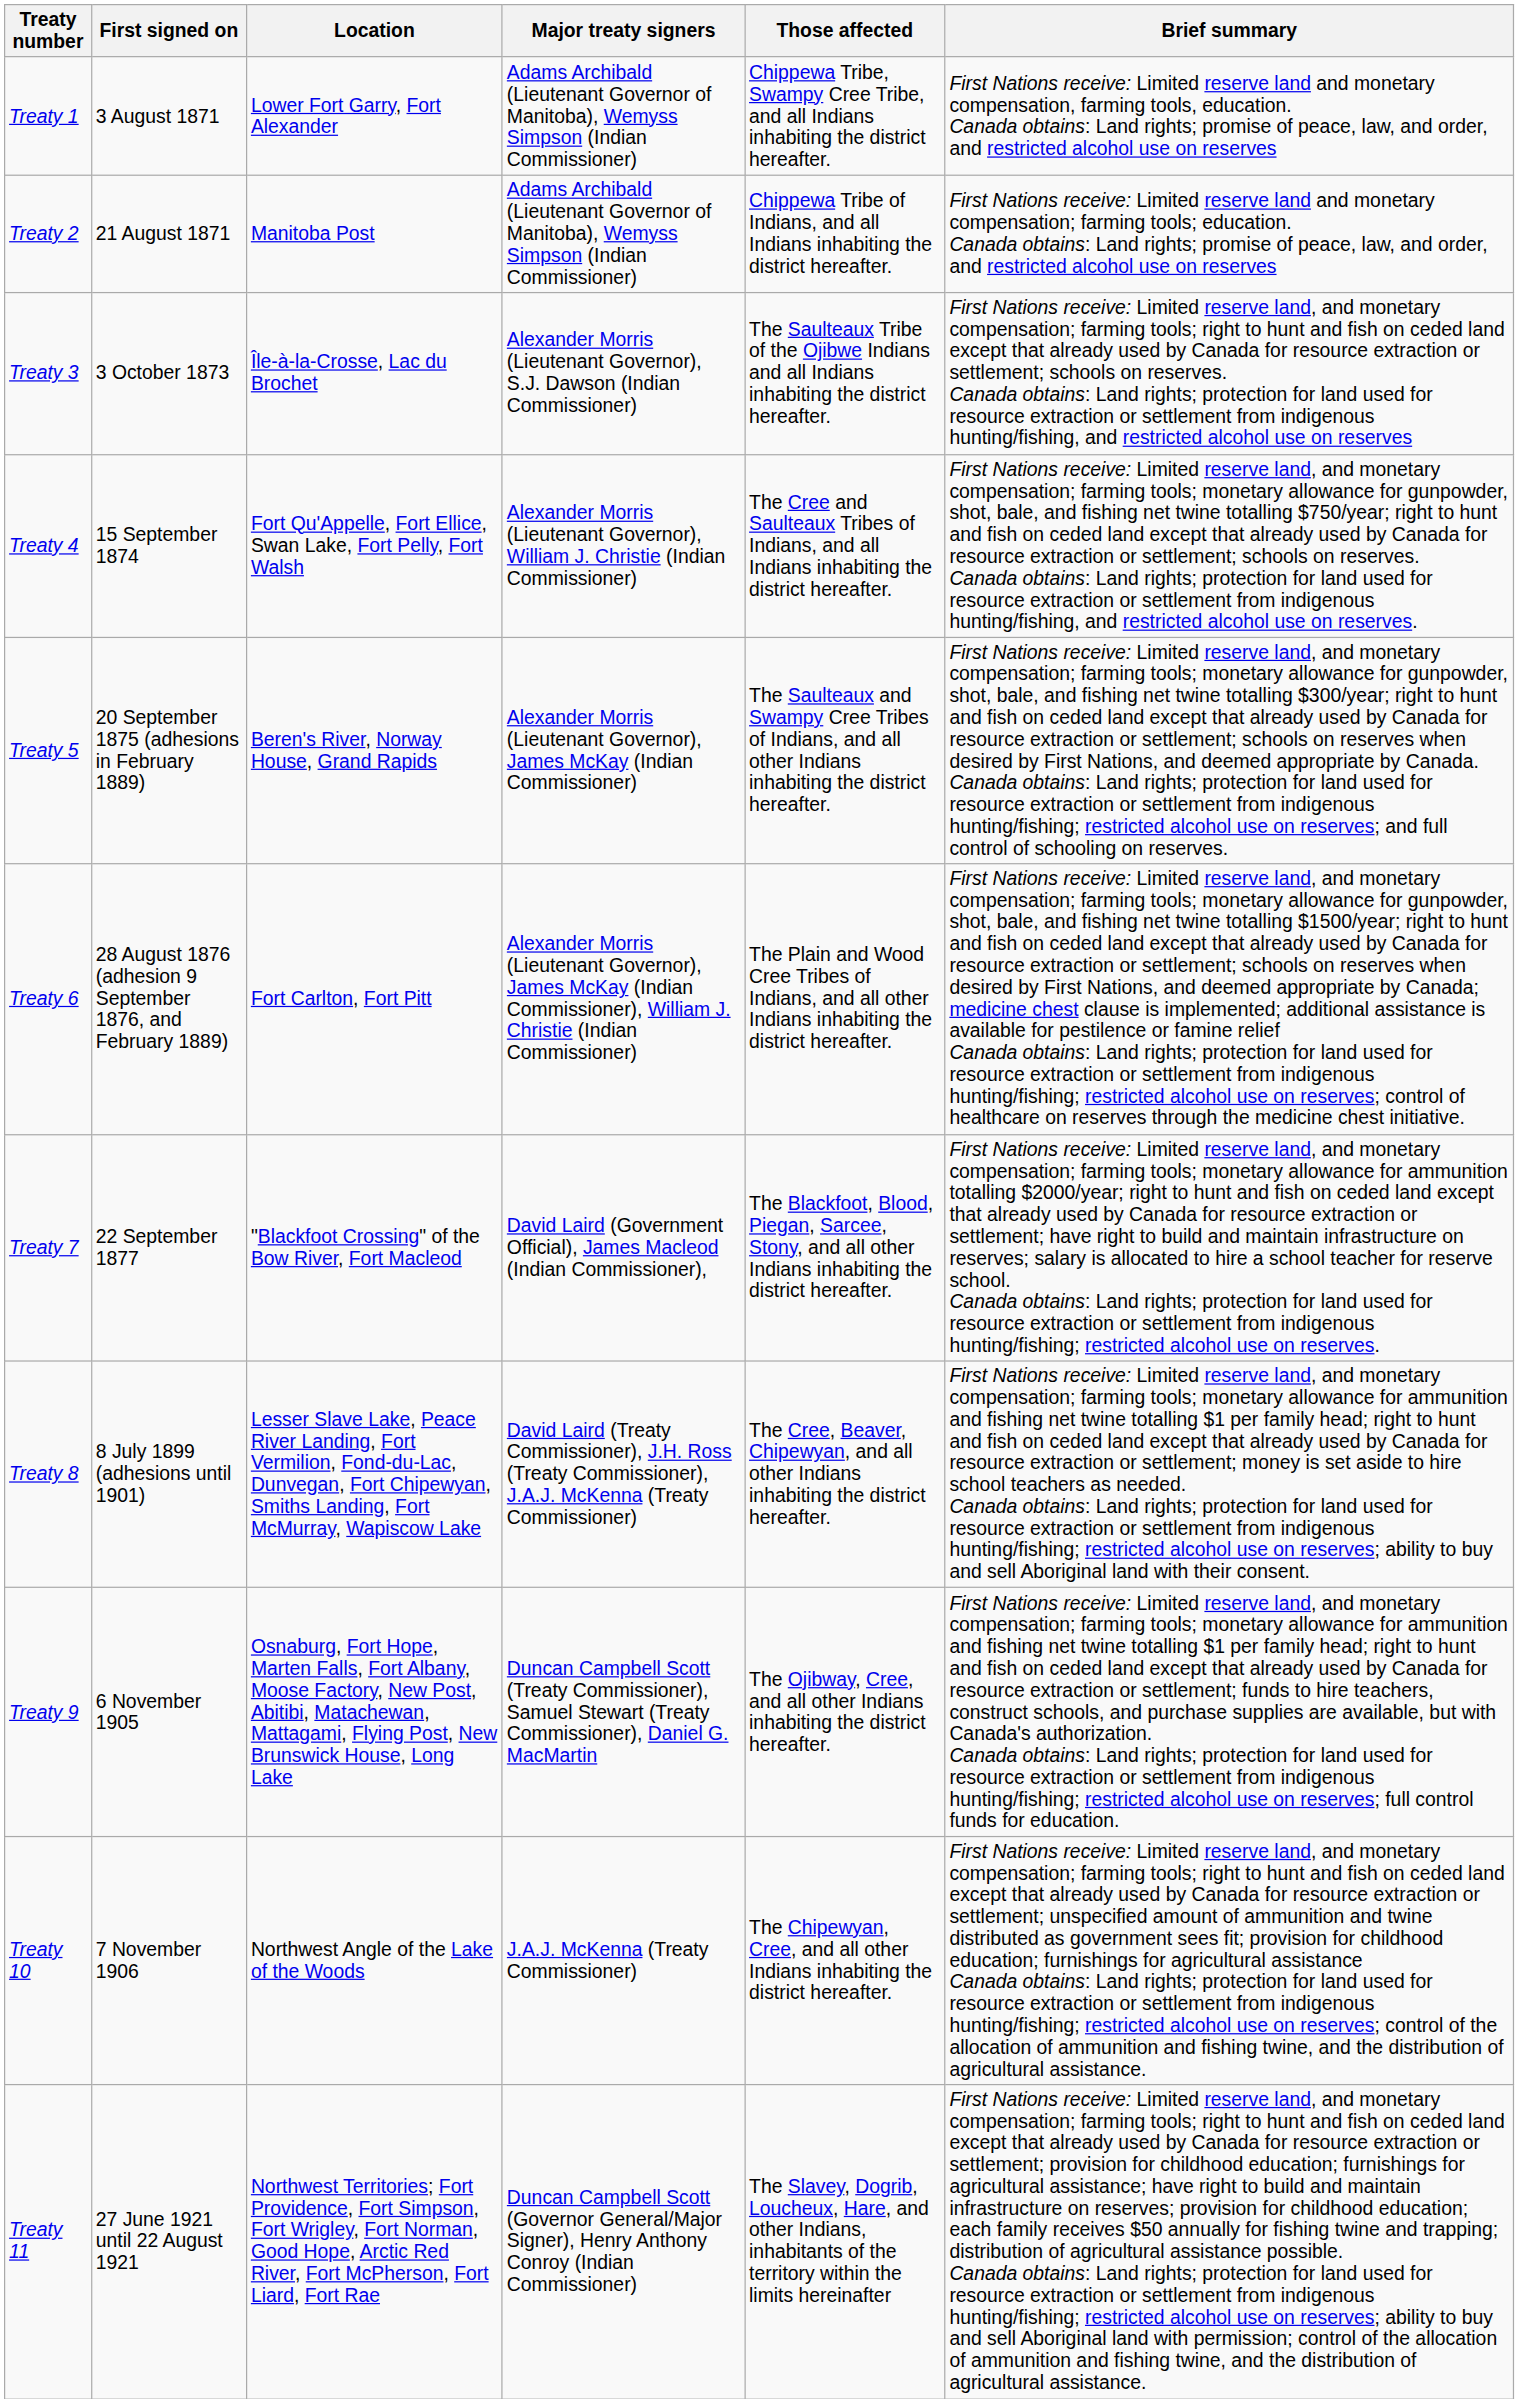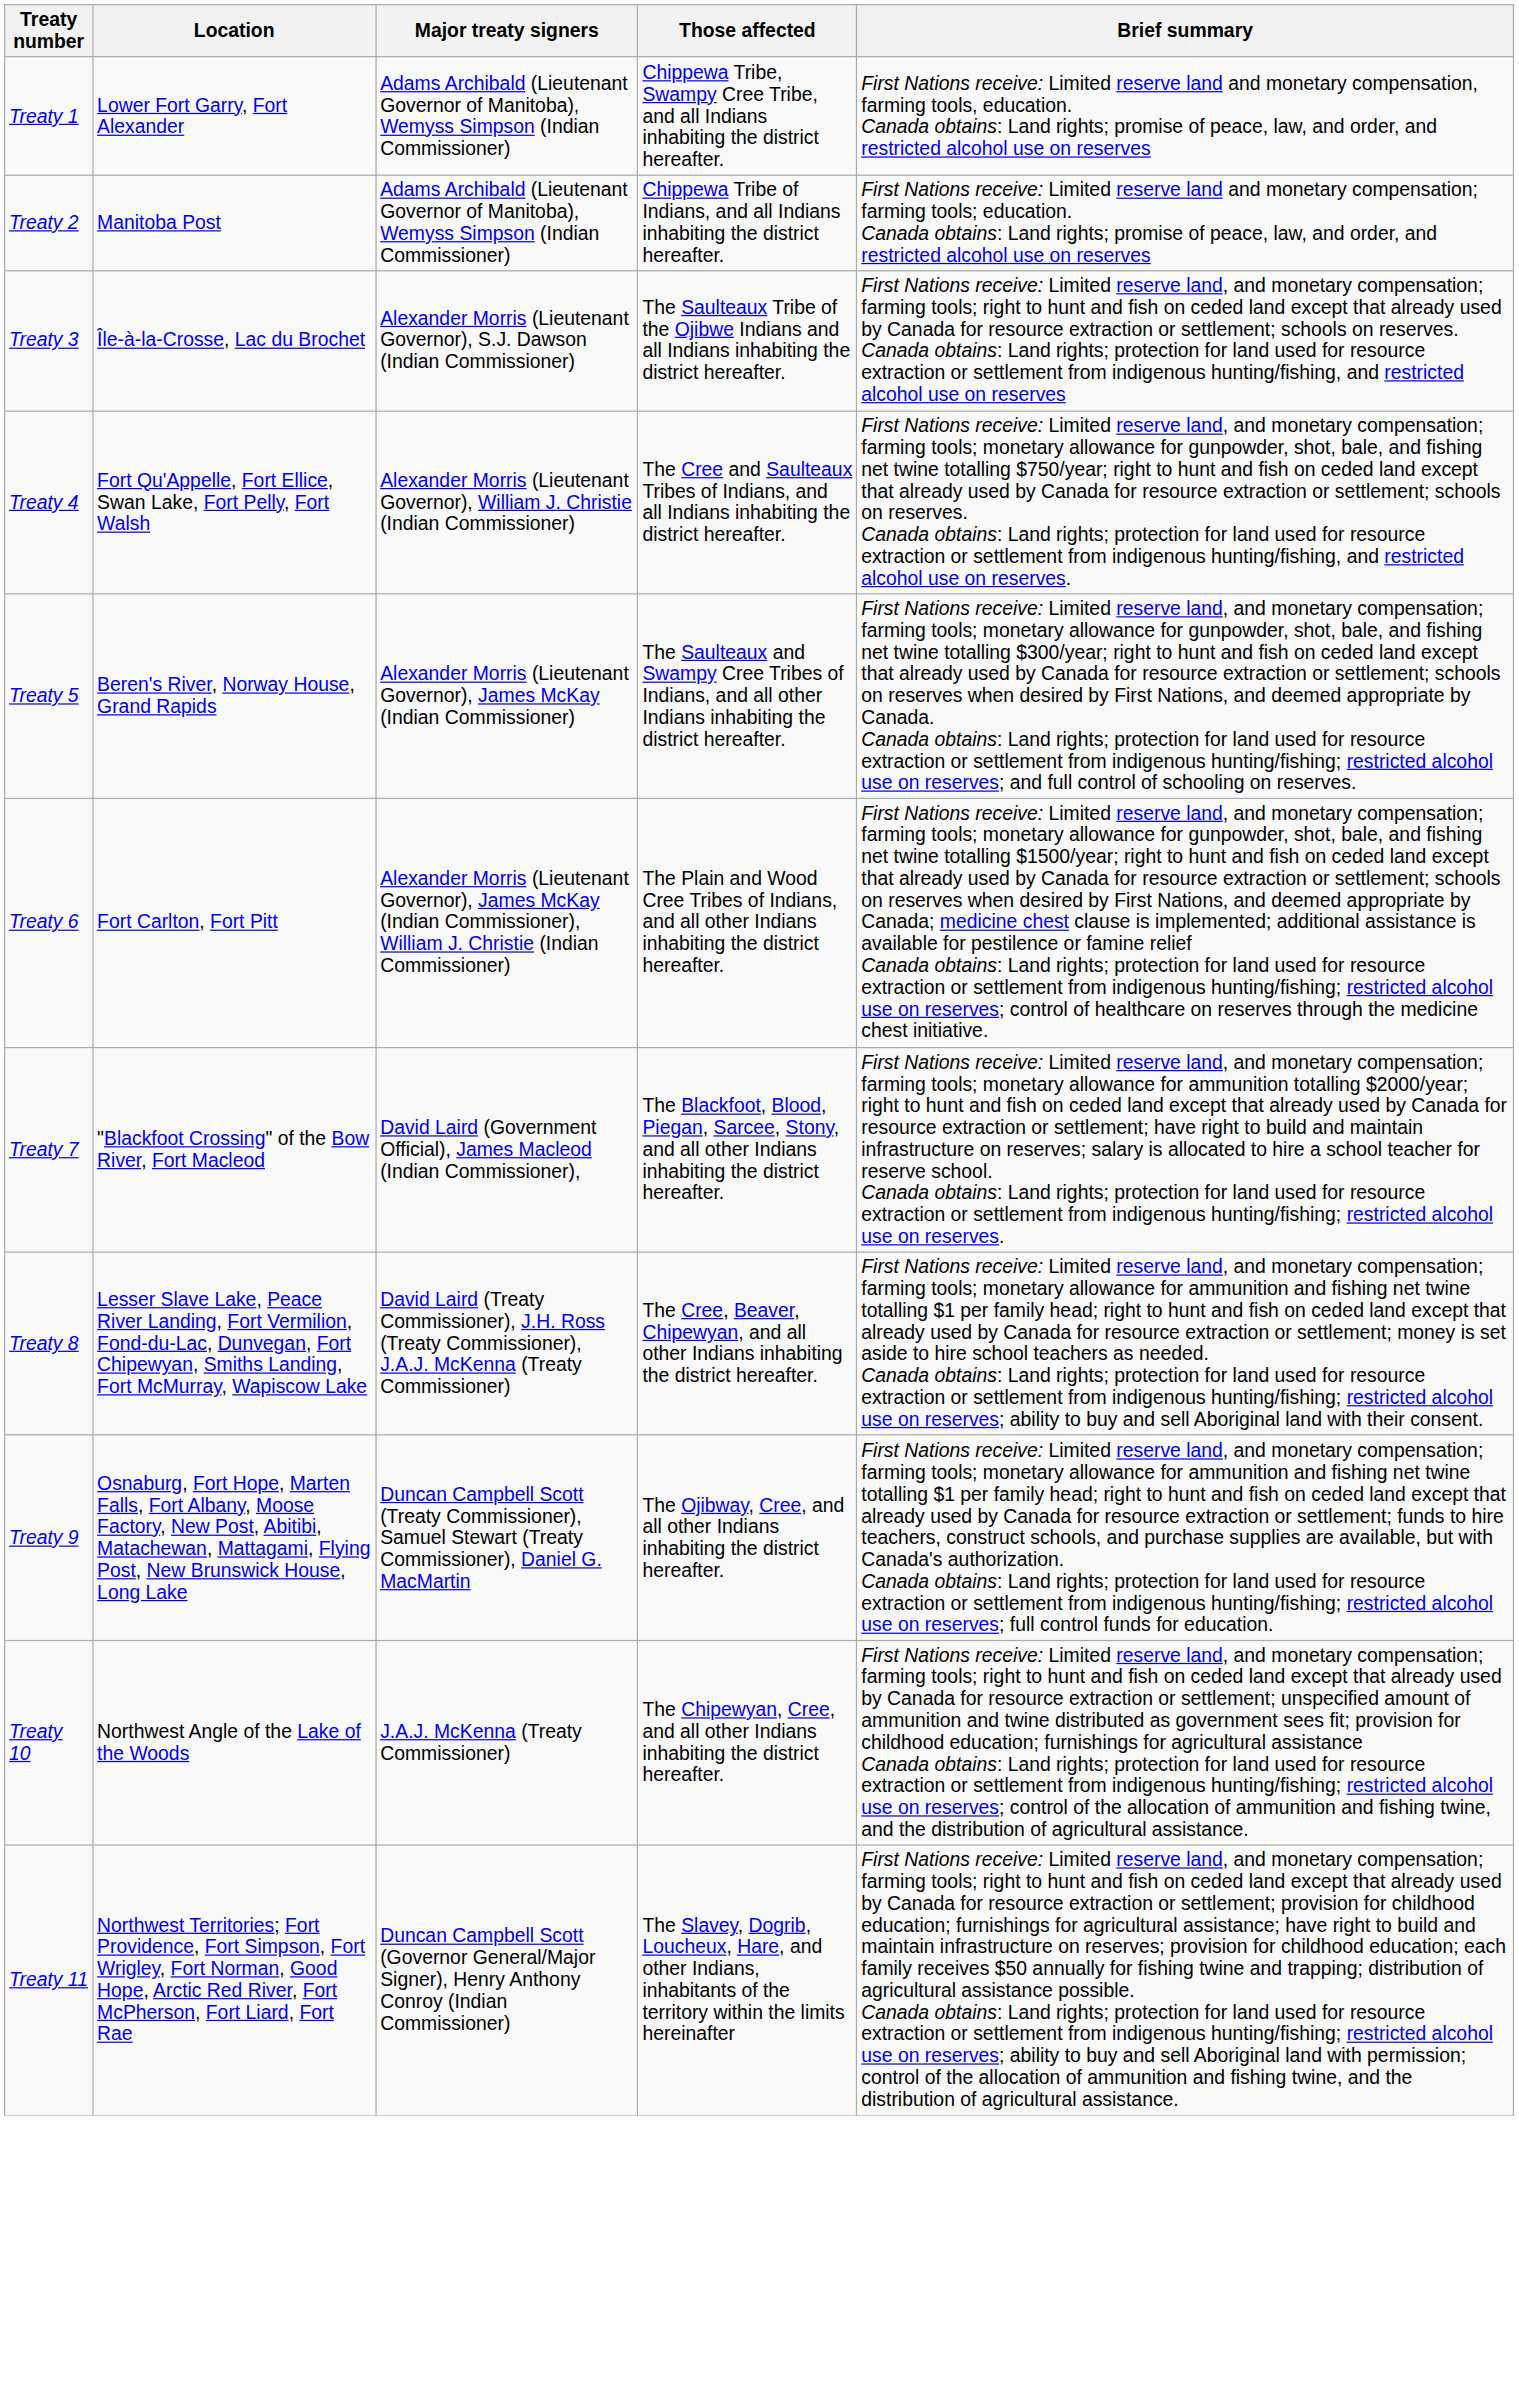- column: (169, 30)
